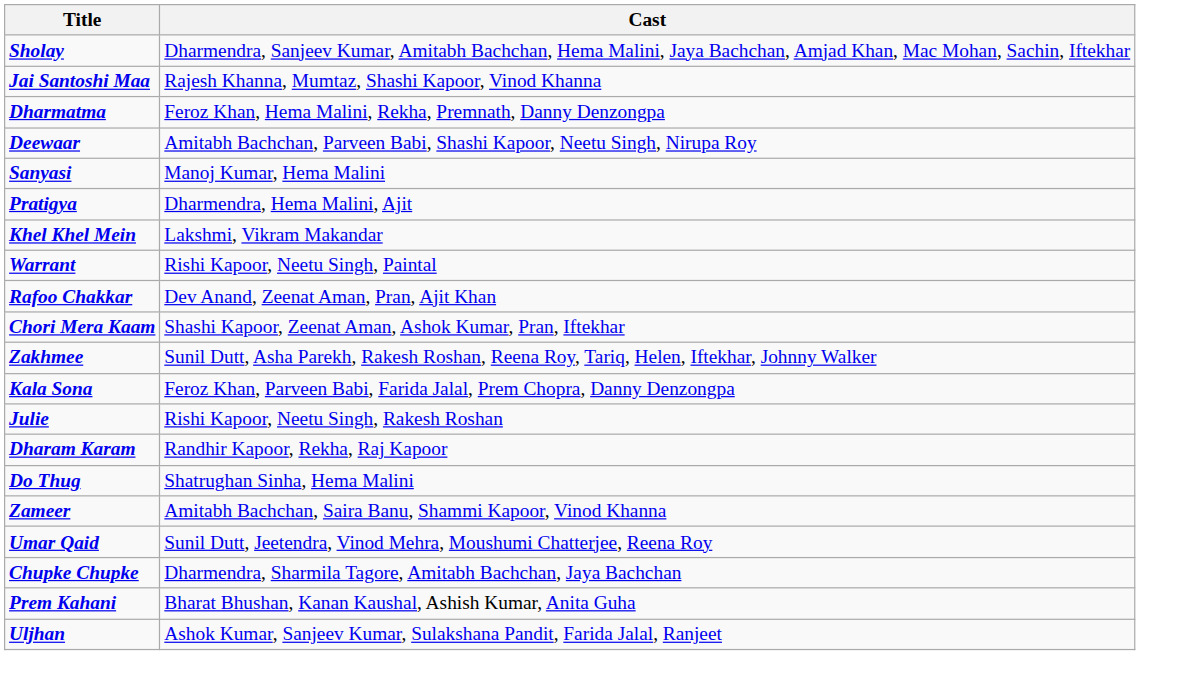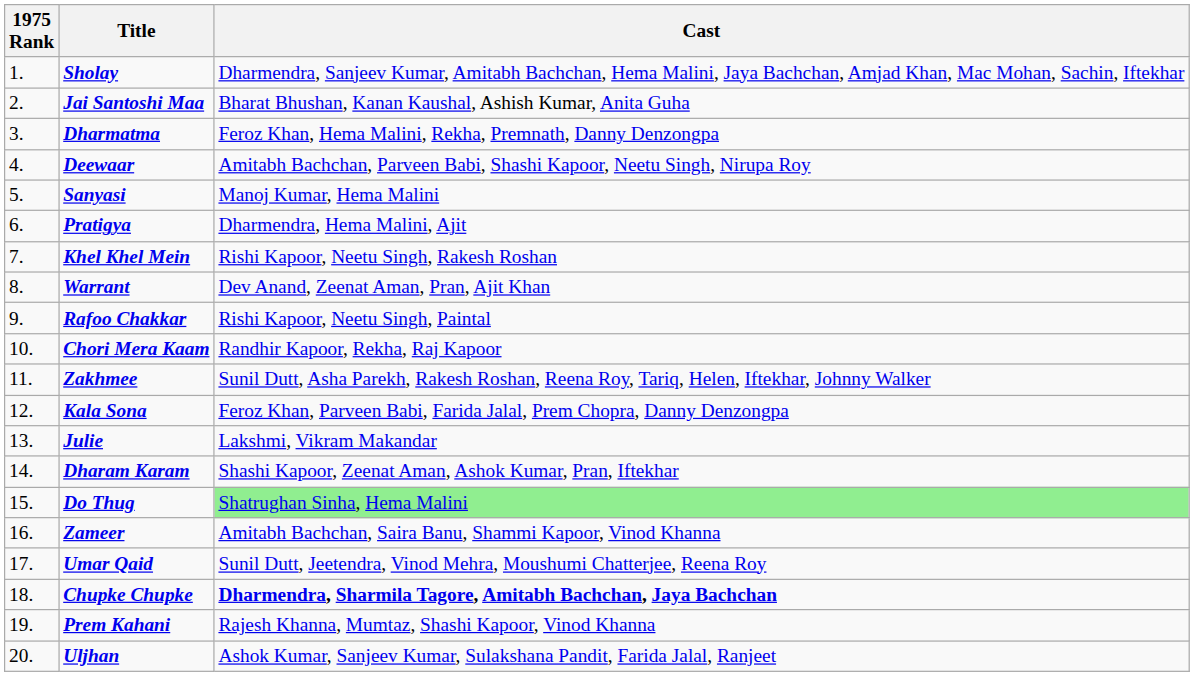+ column: (32, 30)
(383, 81) Rajesh Khanna, Mumtaz, Shashi Kapoor, Vinod Khanna -> (454, 103) Bharat Bhushan, Kanan Kaushal, Ashish Kumar, Anita Guha
(274, 234) Lakshmi, Vikram Makandar -> (388, 256) Rishi Kapoor, Neetu Singh, Rakesh Roshan
(301, 265) Rishi Kapoor, Neetu Singh, Paintal -> (384, 287) Dev Anand, Zeenat Aman, Pran, Ajit Khan
(330, 296) Dev Anand, Zeenat Aman, Pran, Ajit Khan -> (355, 317) Rishi Kapoor, Neetu Singh, Paintal
(394, 326) Shashi Kapoor, Zeenat Aman, Ashok Kumar, Pran, Iftekhar -> (360, 348) Randhir Kapoor, Rekha, Raj Kapoor
(334, 419) Rishi Kapoor, Neetu Singh, Rakesh Roshan -> (328, 440) Lakshmi, Vikram Makandar
(306, 449) Randhir Kapoor, Rekha, Raj Kapoor -> (449, 471) Shashi Kapoor, Zeenat Aman, Ashok Kumar, Pran, Iftekhar
(289, 480) no background -> (343, 502) lightgreen background
(423, 572) normal -> (498, 594) bold
(400, 603) Bharat Bhushan, Kanan Kaushal, Ashish Kumar, Anita Guha -> (437, 625) Rajesh Khanna, Mumtaz, Shashi Kapoor, Vinod Khanna
